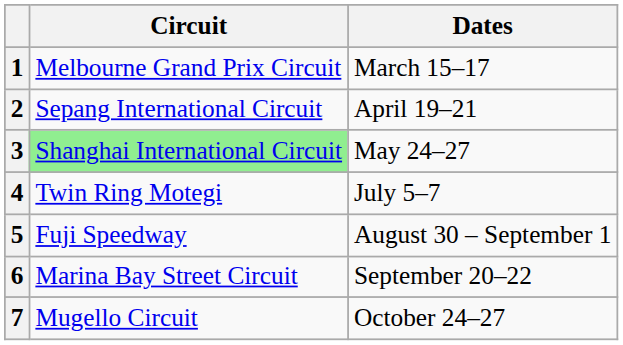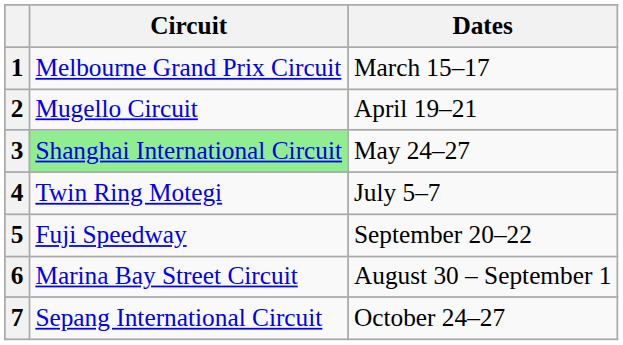(179, 109) Sepang International Circuit -> (117, 109) Mugello Circuit
(483, 234) August 30 – September 1 -> (443, 234) September 20–22
(443, 276) September 20–22 -> (483, 276) August 30 – September 1
(117, 318) Mugello Circuit -> (179, 318) Sepang International Circuit
